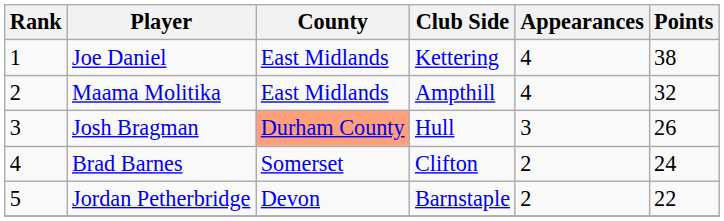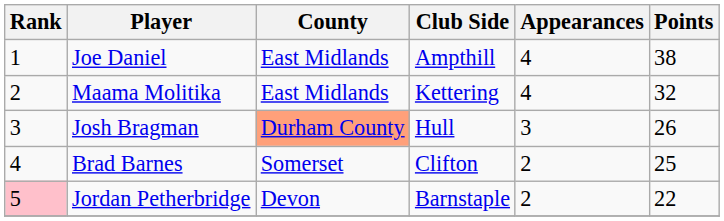(457, 57) Kettering -> (455, 57) Ampthill
(455, 92) Ampthill -> (457, 92) Kettering
(665, 163) 24 -> (665, 163) 25
(15, 198) no background -> (15, 198) pink background
